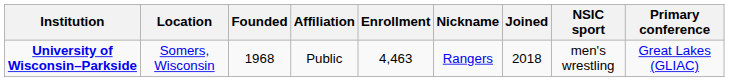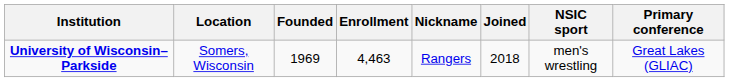- column: (324, 22)
(260, 58) 1968 -> (305, 58) 1969
